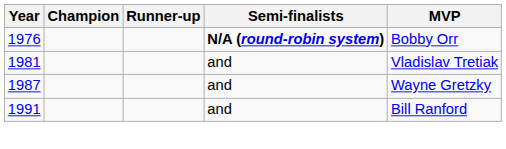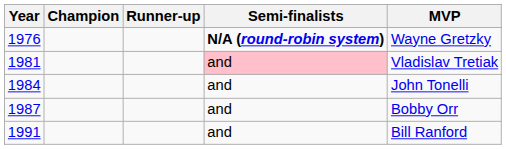(425, 39) Bobby Orr -> (441, 39) Wayne Gretzky
(220, 62) no background -> (220, 62) pink background
+ row: (24, 86)
(441, 86) Wayne Gretzky -> (425, 109) Bobby Orr
